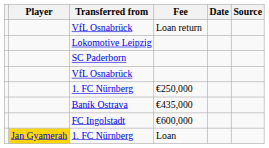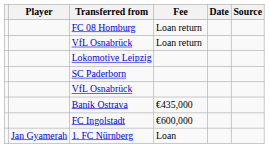+ row: (104, 27)
- row: (102, 89)
(39, 136) gold background -> (39, 136) no background
